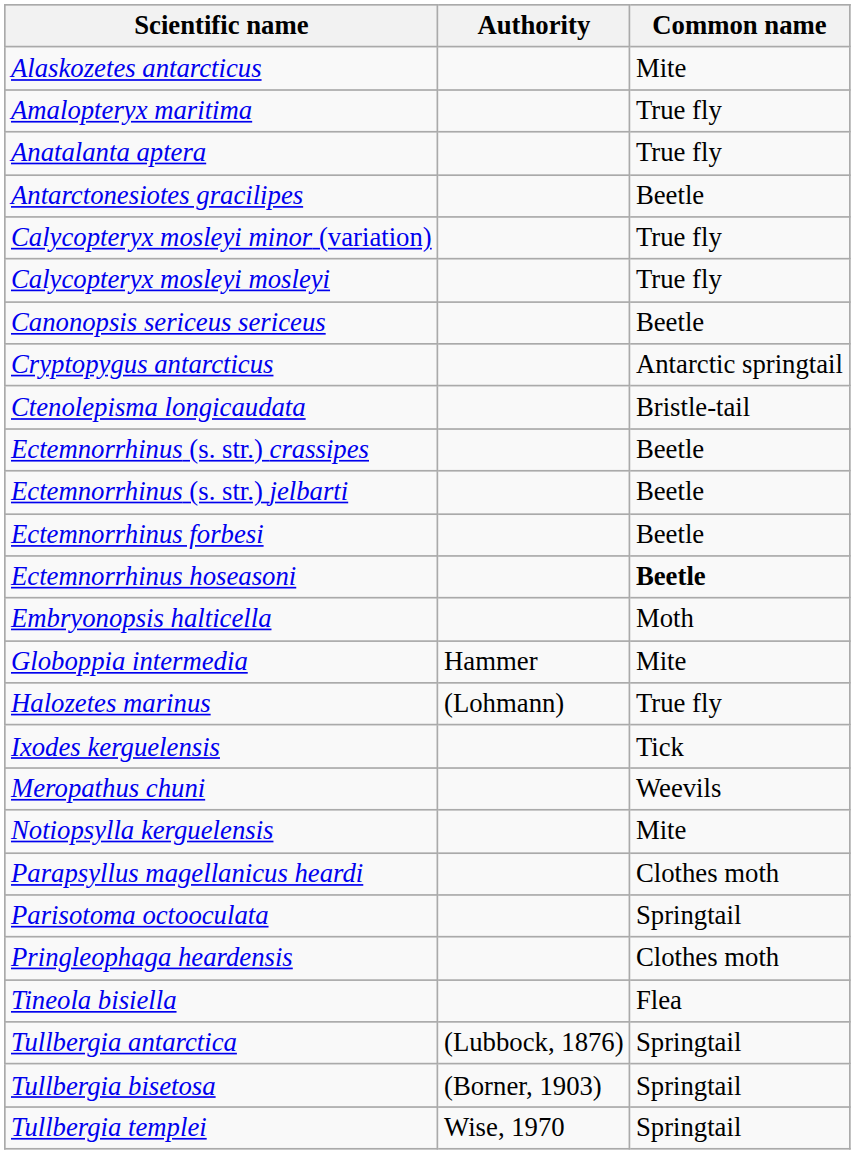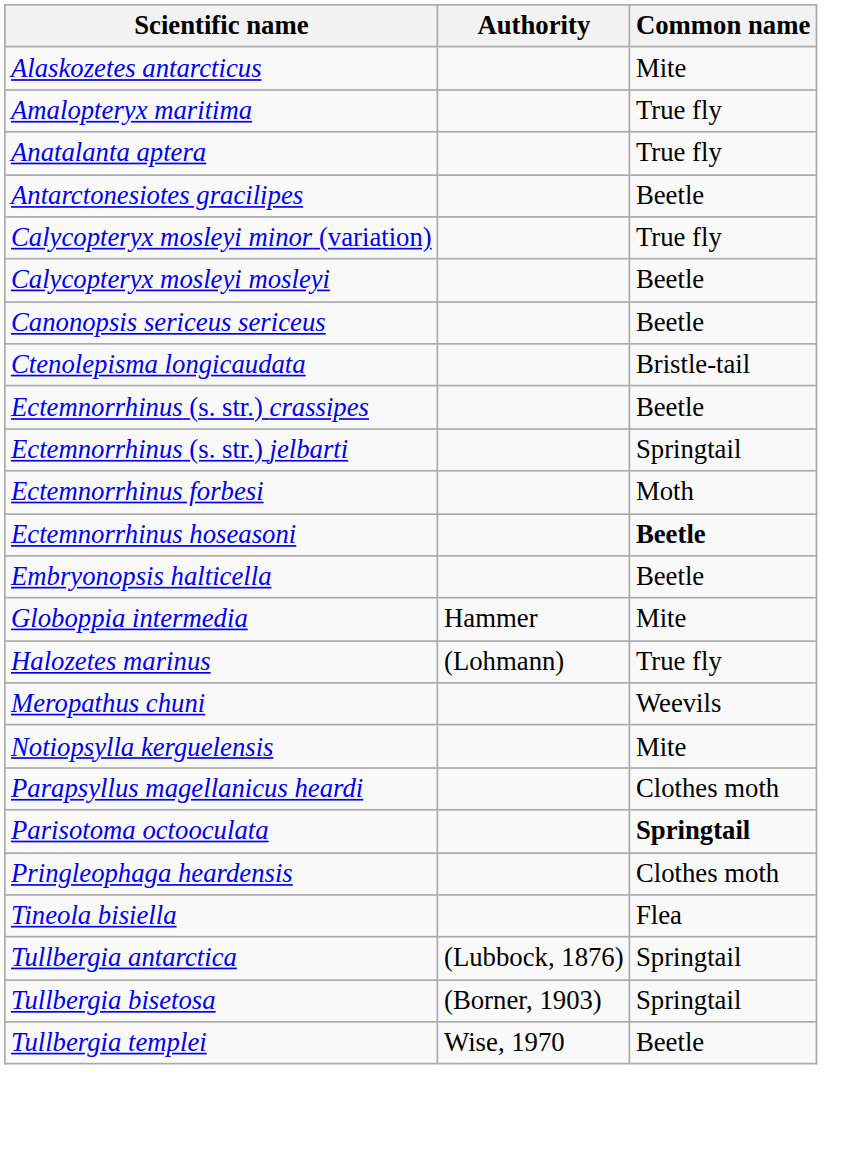(679, 279) True fly -> (670, 279) Beetle
- row: (142, 364)
(670, 491) Beetle -> (689, 449) Springtail
(670, 534) Beetle -> (665, 491) Moth
(665, 618) Moth -> (670, 576) Beetle
- row: (115, 746)
(689, 915) normal -> (693, 830) bold
(689, 1127) Springtail -> (670, 1042) Beetle
